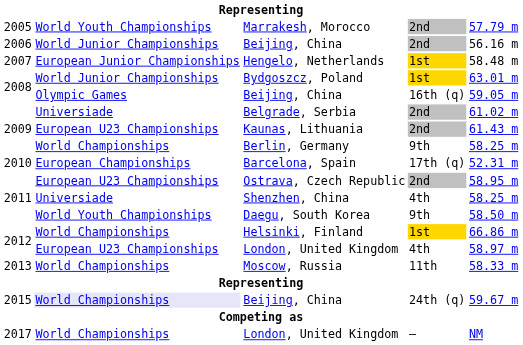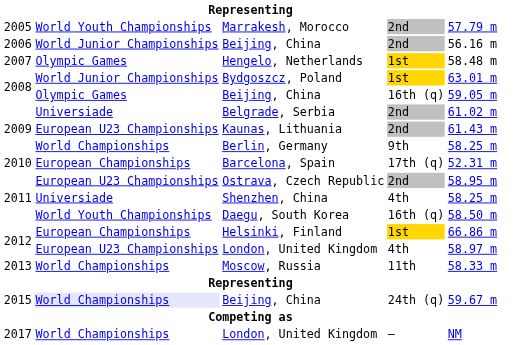(138, 61) European Junior Championships -> (81, 61) Olympic Games
(420, 215) 9th -> (416, 215) 16th (q)
(102, 232) World Championships -> (113, 232) European Championships
